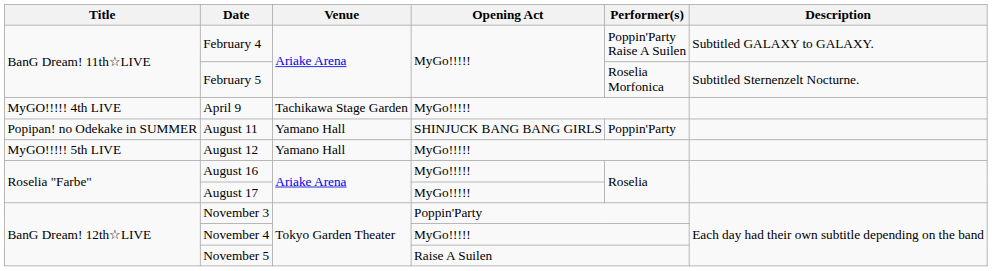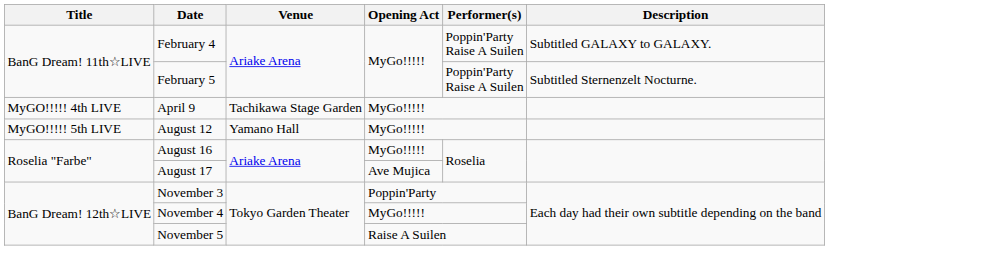(636, 79) Roselia Morfonica -> (484, 79) Poppin'Party Raise A Suilen
- row: (230, 129)
(442, 192) MyGo!!!!! -> (399, 171) Ave Mujica
